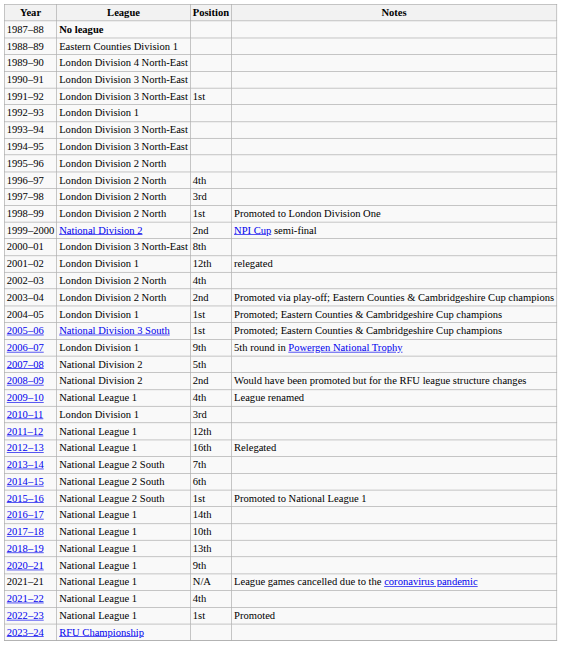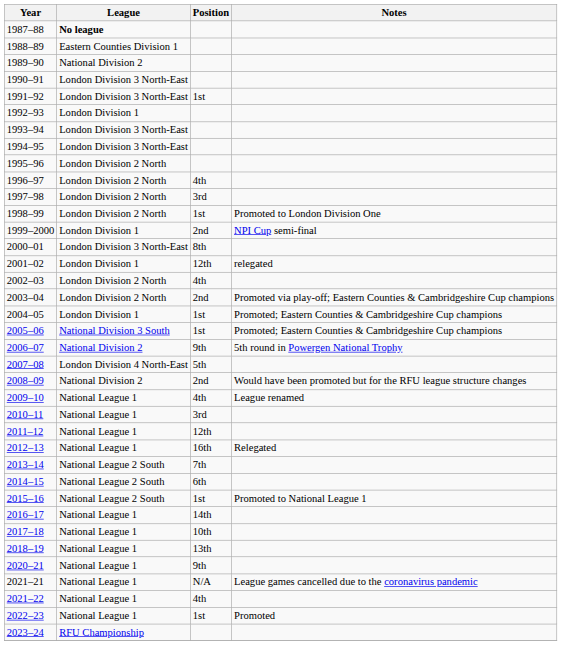(124, 63) London Division 4 North-East -> (101, 63) National Division 2
(101, 230) National Division 2 -> (99, 230) London Division 1
(99, 347) London Division 1 -> (101, 347) National Division 2
(101, 364) National Division 2 -> (124, 364) London Division 4 North-East
(99, 414) London Division 1 -> (98, 414) National League 1
